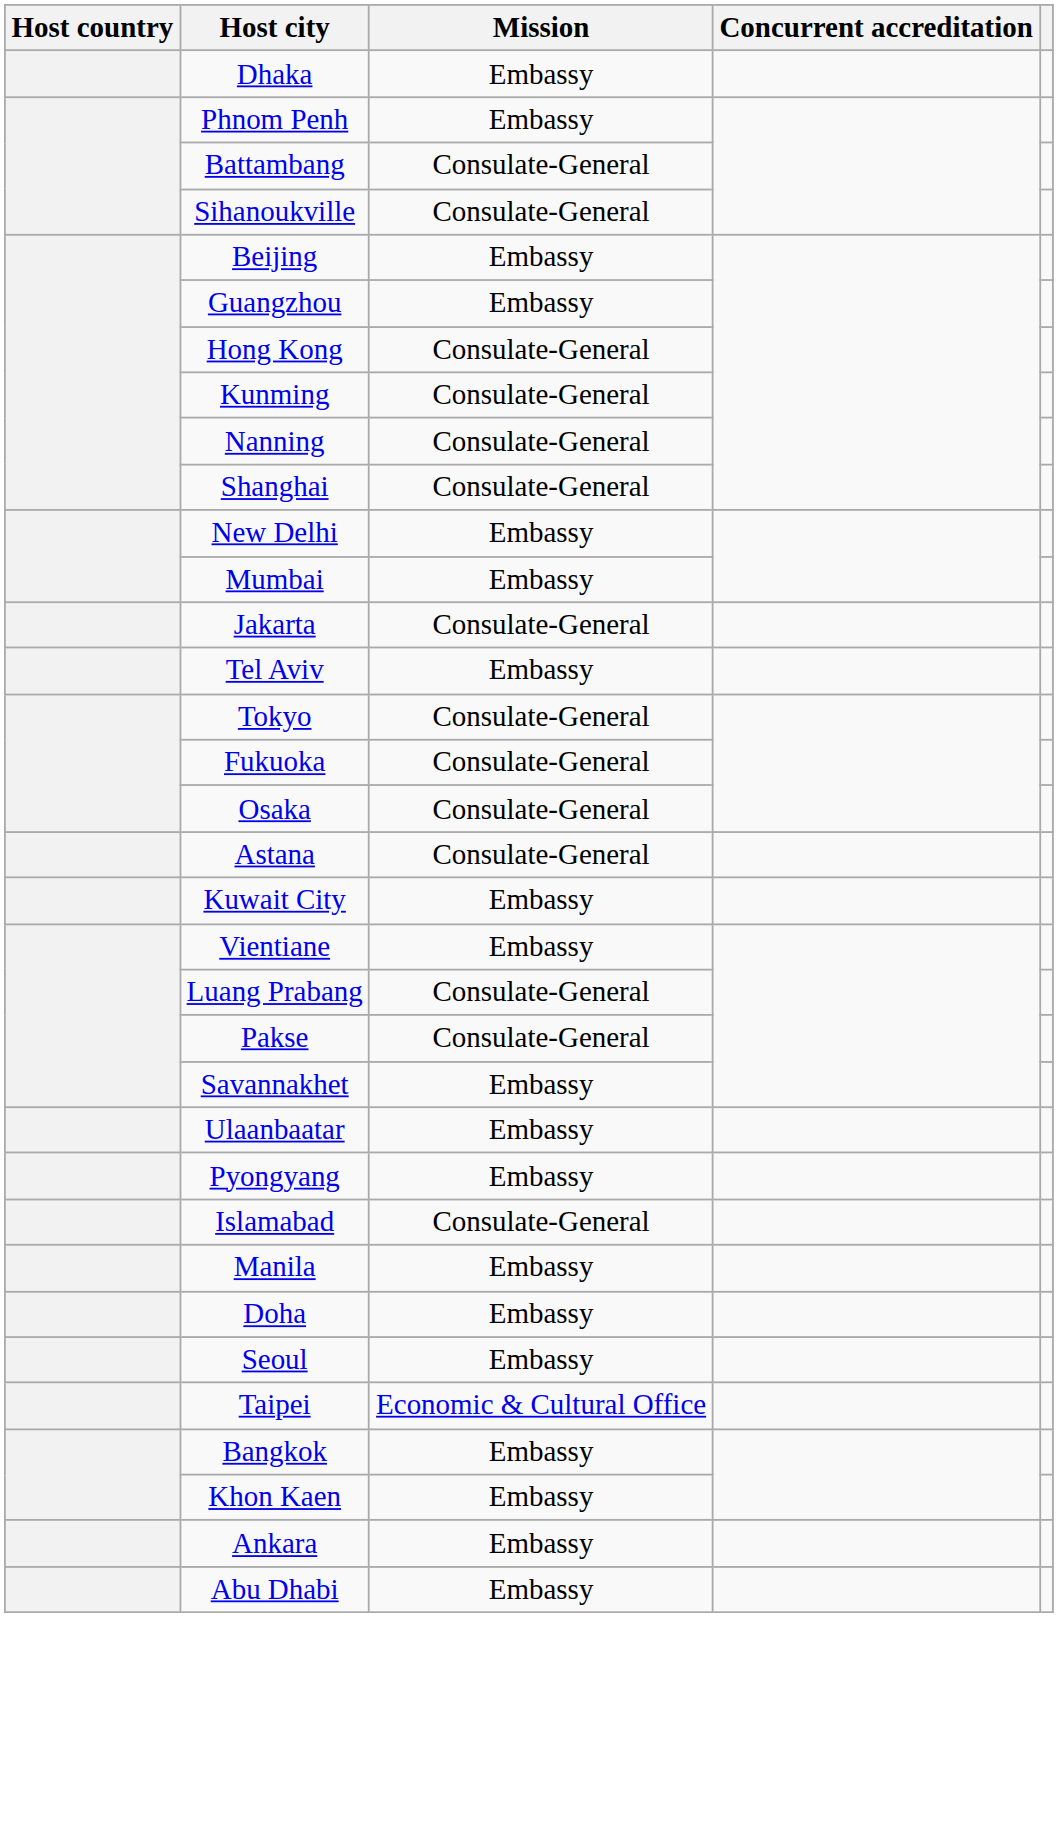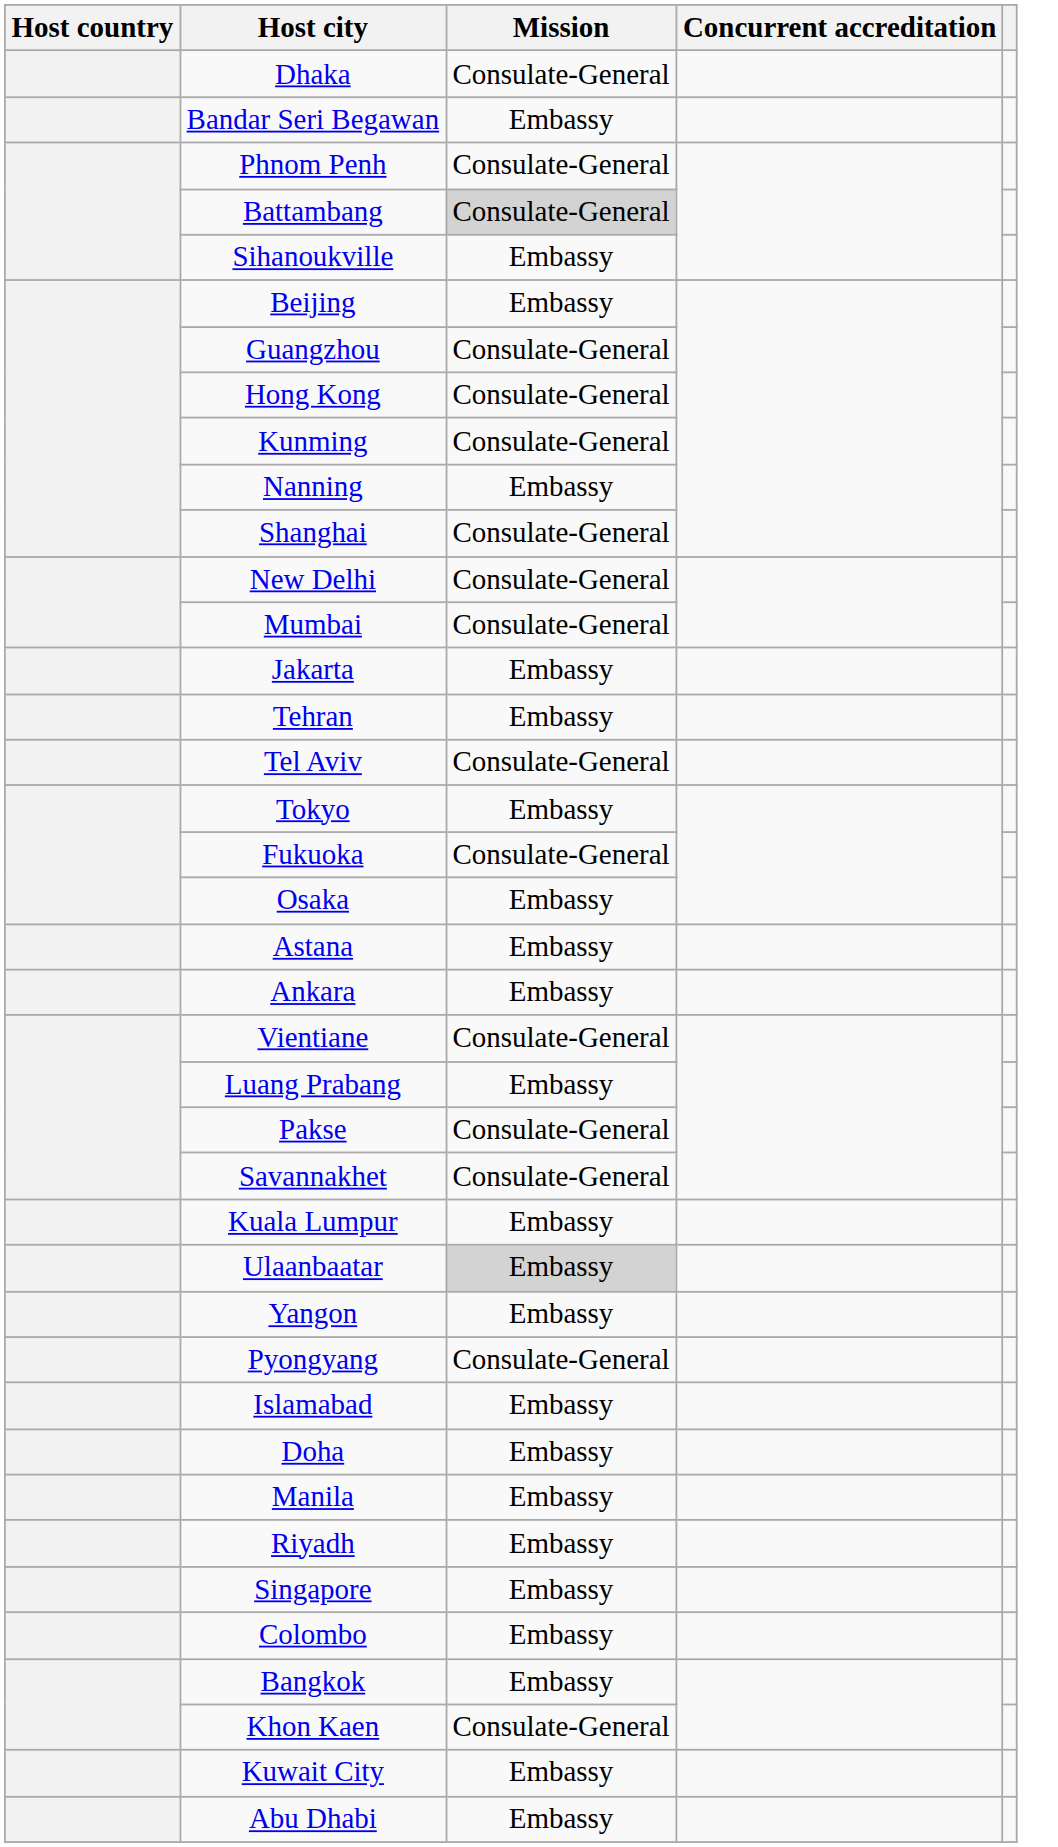(541, 73) Embassy -> (561, 73) Consulate-General
+ row: (313, 119)
(541, 119) Embassy -> (561, 165) Consulate-General
(541, 165) no background -> (561, 211) lightgrey background
(541, 211) Consulate-General -> (561, 257) Embassy
(541, 303) Embassy -> (561, 348) Consulate-General
(541, 440) Consulate-General -> (561, 486) Embassy
(541, 532) Embassy -> (561, 578) Consulate-General
(541, 578) Embassy -> (561, 624) Consulate-General
(541, 624) Consulate-General -> (561, 670) Embassy
+ row: (313, 716)
(541, 670) Embassy -> (561, 762) Consulate-General
(541, 716) Consulate-General -> (561, 808) Embassy
(541, 808) Consulate-General -> (561, 900) Embassy
(541, 854) Consulate-General -> (561, 946) Embassy
rows swapped: (275, 900) <-> (275, 1543)
(541, 946) Embassy -> (561, 1037) Consulate-General
(541, 991) Consulate-General -> (561, 1083) Embassy
(541, 1083) Embassy -> (561, 1175) Consulate-General
+ row: (313, 1221)
(541, 1129) no background -> (561, 1267) lightgrey background
+ row: (313, 1313)
(541, 1175) Embassy -> (561, 1359) Consulate-General
(541, 1221) Consulate-General -> (561, 1405) Embassy
rows swapped: (275, 1267) <-> (275, 1313)
+ row: (313, 1543)
+ row: (313, 1589)
- row: (275, 1359)
+ row: (313, 1634)
- row: (275, 1405)
(541, 1497) Embassy -> (561, 1726) Consulate-General
